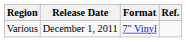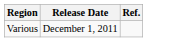- column: (140, 12)
